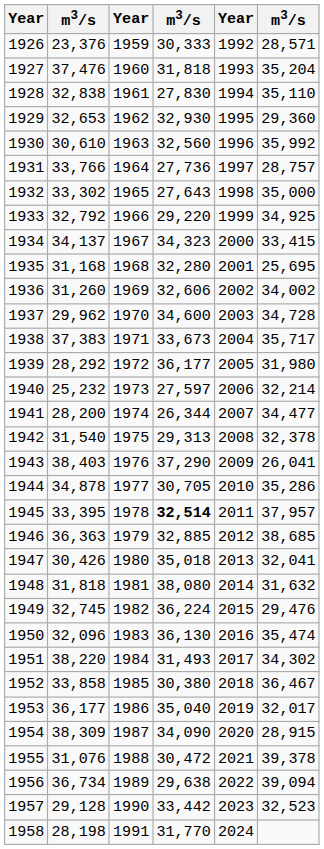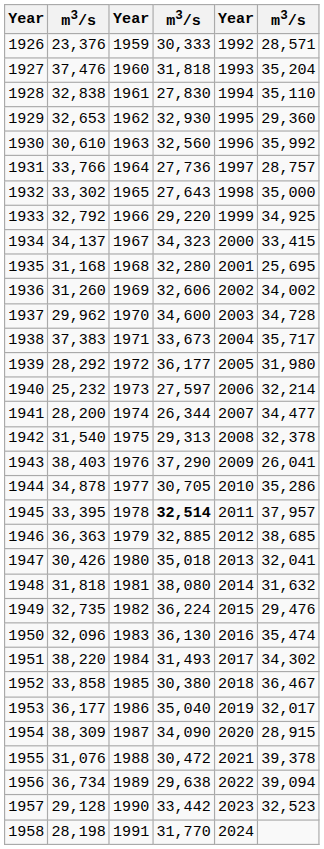(79, 611) 32,745 -> (79, 611) 32,735
